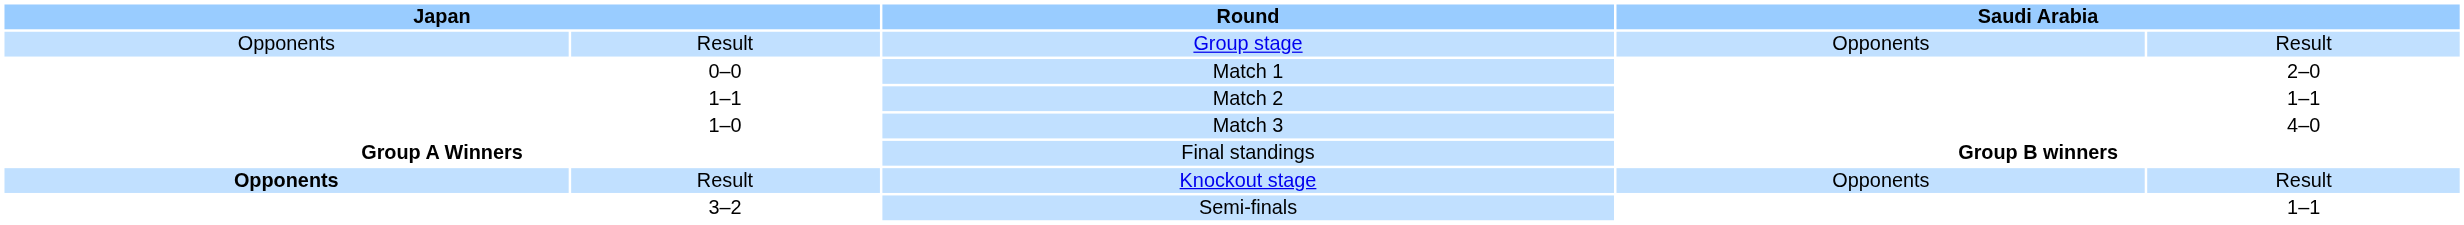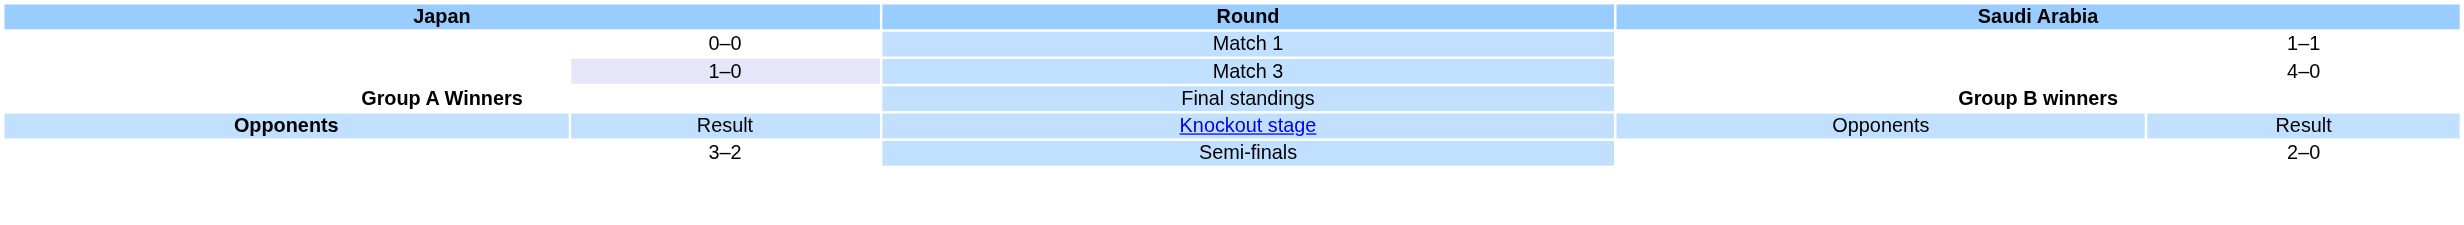- row: (1248, 44)
(2304, 71) 2–0 -> (2304, 44) 1–1
- row: (1248, 98)
(725, 125) no background -> (725, 71) lavender background
(2304, 207) 1–1 -> (2304, 153) 2–0
